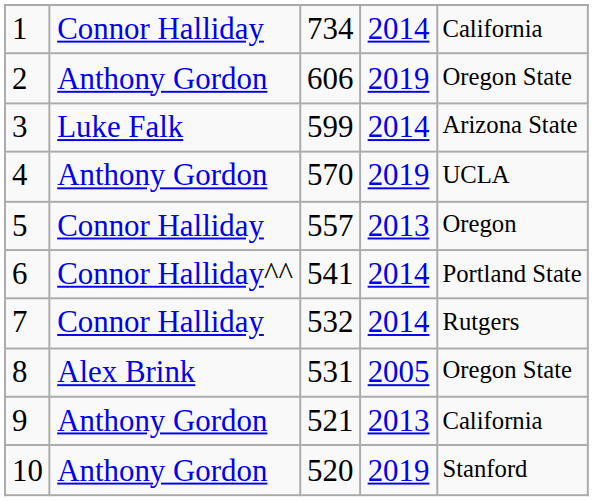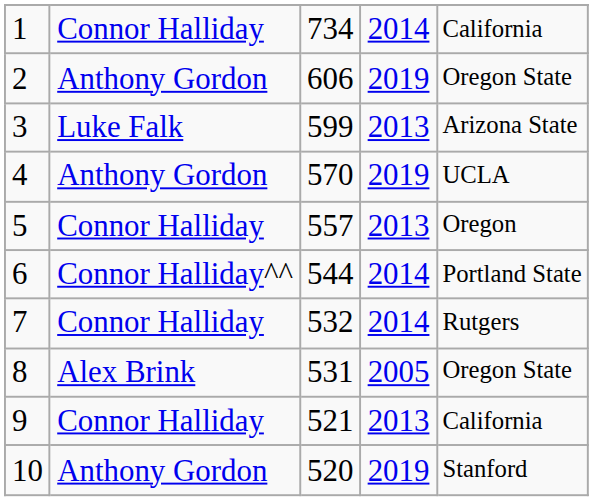(399, 126) 2014 -> (399, 126) 2013
(330, 273) 541 -> (330, 273) 544
(162, 420) Anthony Gordon -> (161, 420) Connor Halliday
